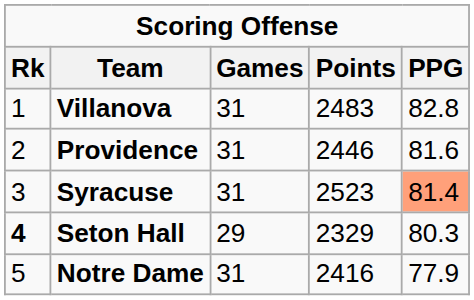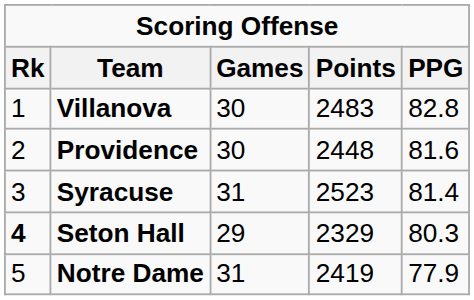(231, 109) 31 -> (231, 109) 30
(231, 150) 31 -> (231, 150) 30
(345, 150) 2446 -> (345, 150) 2448
(434, 192) lightsalmon background -> (434, 192) no background
(345, 274) 2416 -> (345, 274) 2419
